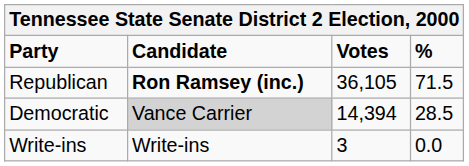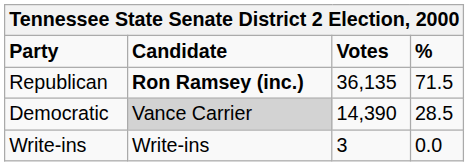(367, 82) 36,105 -> (367, 82) 36,135
(367, 113) 14,394 -> (367, 113) 14,390
